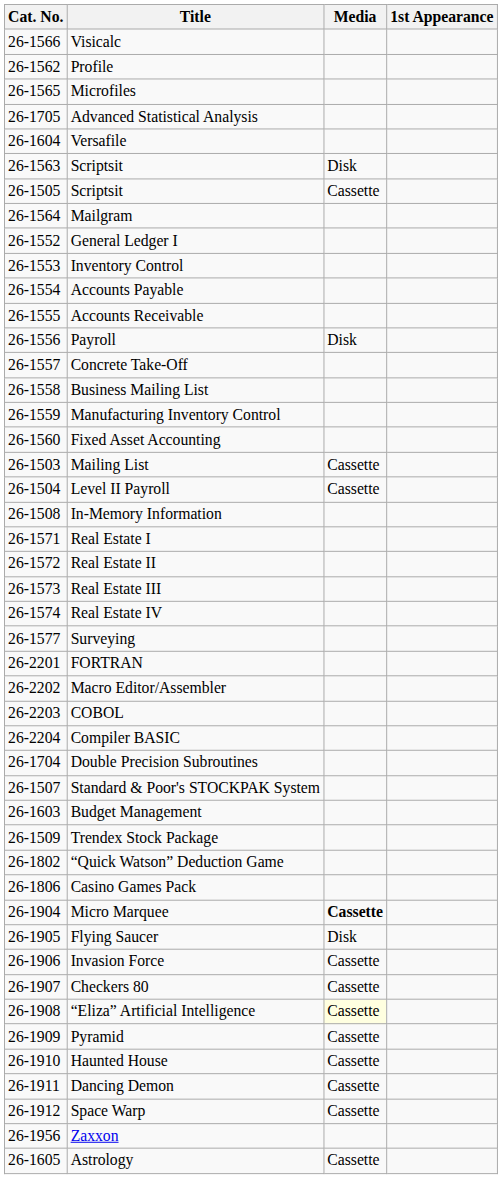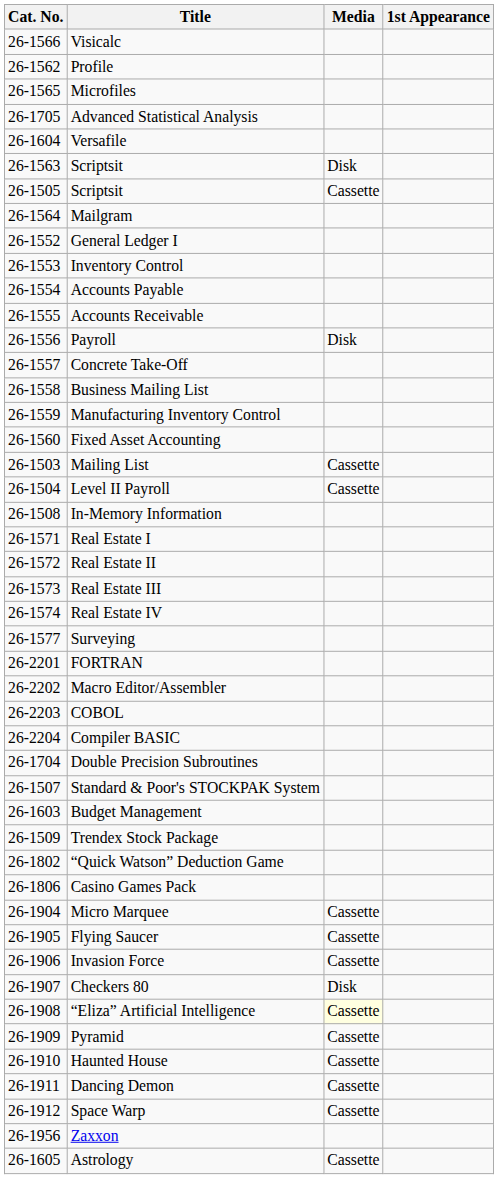(355, 912) bold -> (353, 912) normal
(342, 937) Disk -> (353, 937) Cassette
(353, 986) Cassette -> (342, 986) Disk
